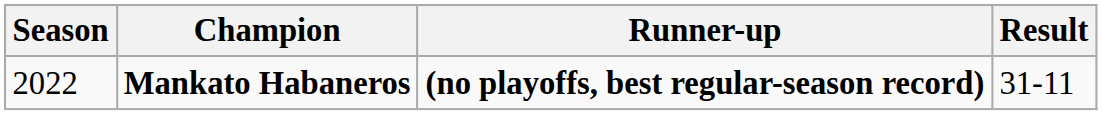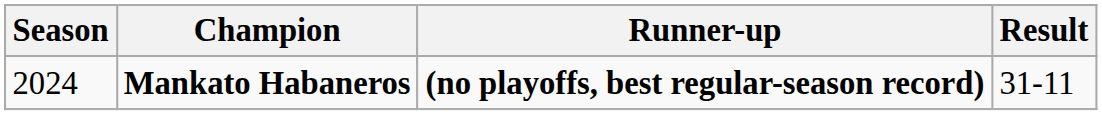(45, 82) 2022 -> (45, 82) 2024
